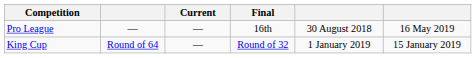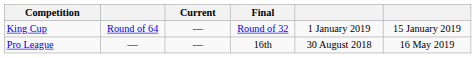rows swapped: (30, 28) <-> (27, 45)
